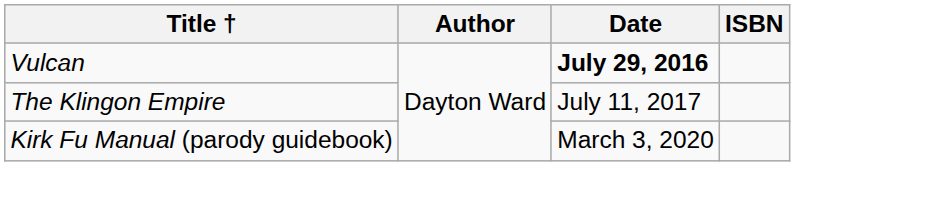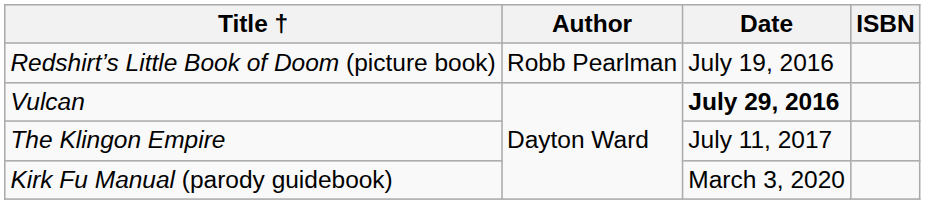+ row: (253, 62)
